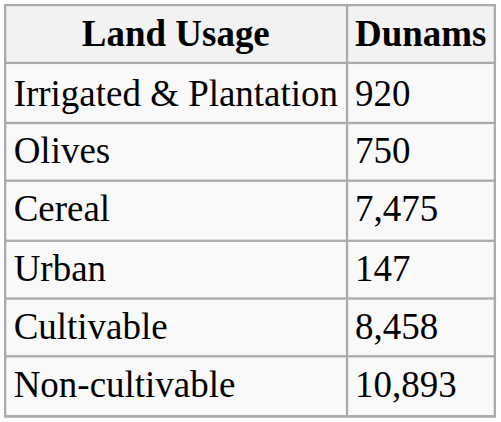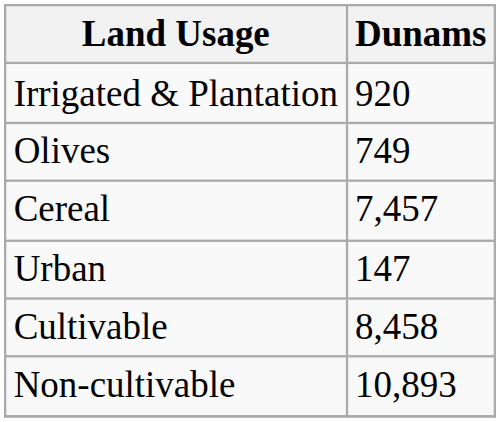(383, 151) 750 -> (383, 151) 749
(397, 209) 7,475 -> (397, 209) 7,457
